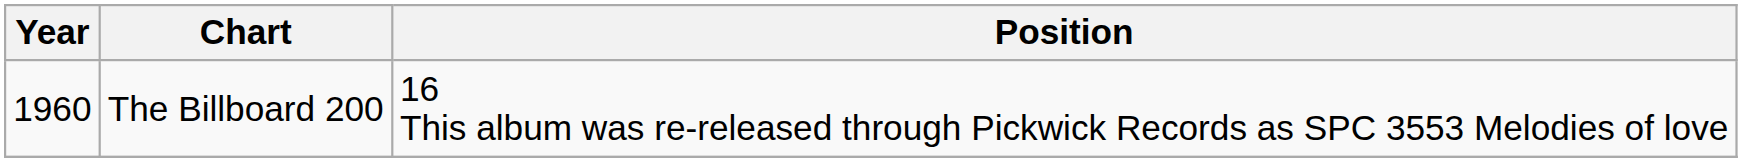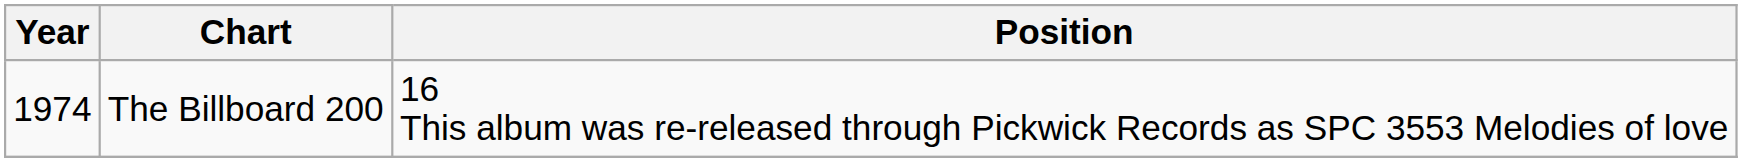(52, 108) 1960 -> (52, 108) 1974
